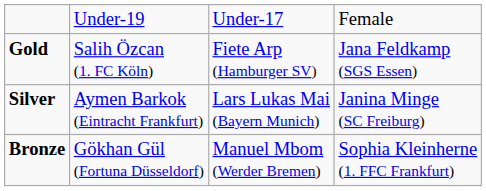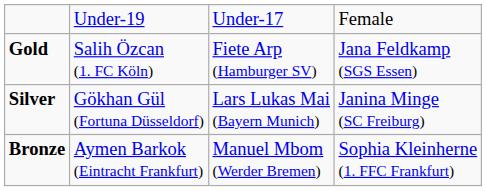(138, 109) Aymen Barkok (Eintracht Frankfurt) -> (139, 109) Gökhan Gül (Fortuna Düsseldorf)
(139, 159) Gökhan Gül (Fortuna Düsseldorf) -> (138, 159) Aymen Barkok (Eintracht Frankfurt)
